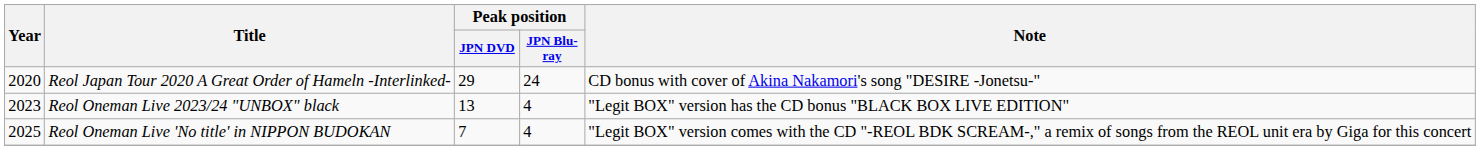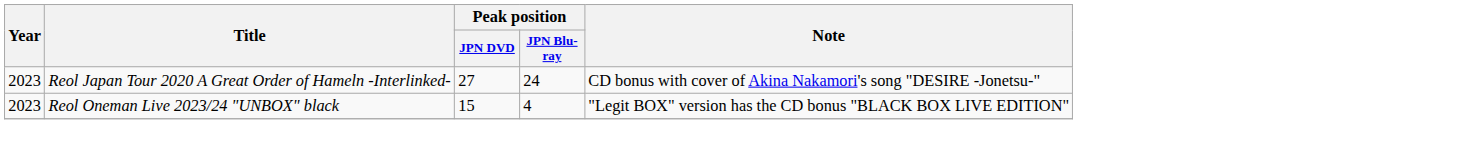(25, 80) 2020 -> (25, 80) 2023
(466, 80) 29 -> (466, 80) 27
(466, 106) 13 -> (466, 106) 15
- row: (219, 131)
